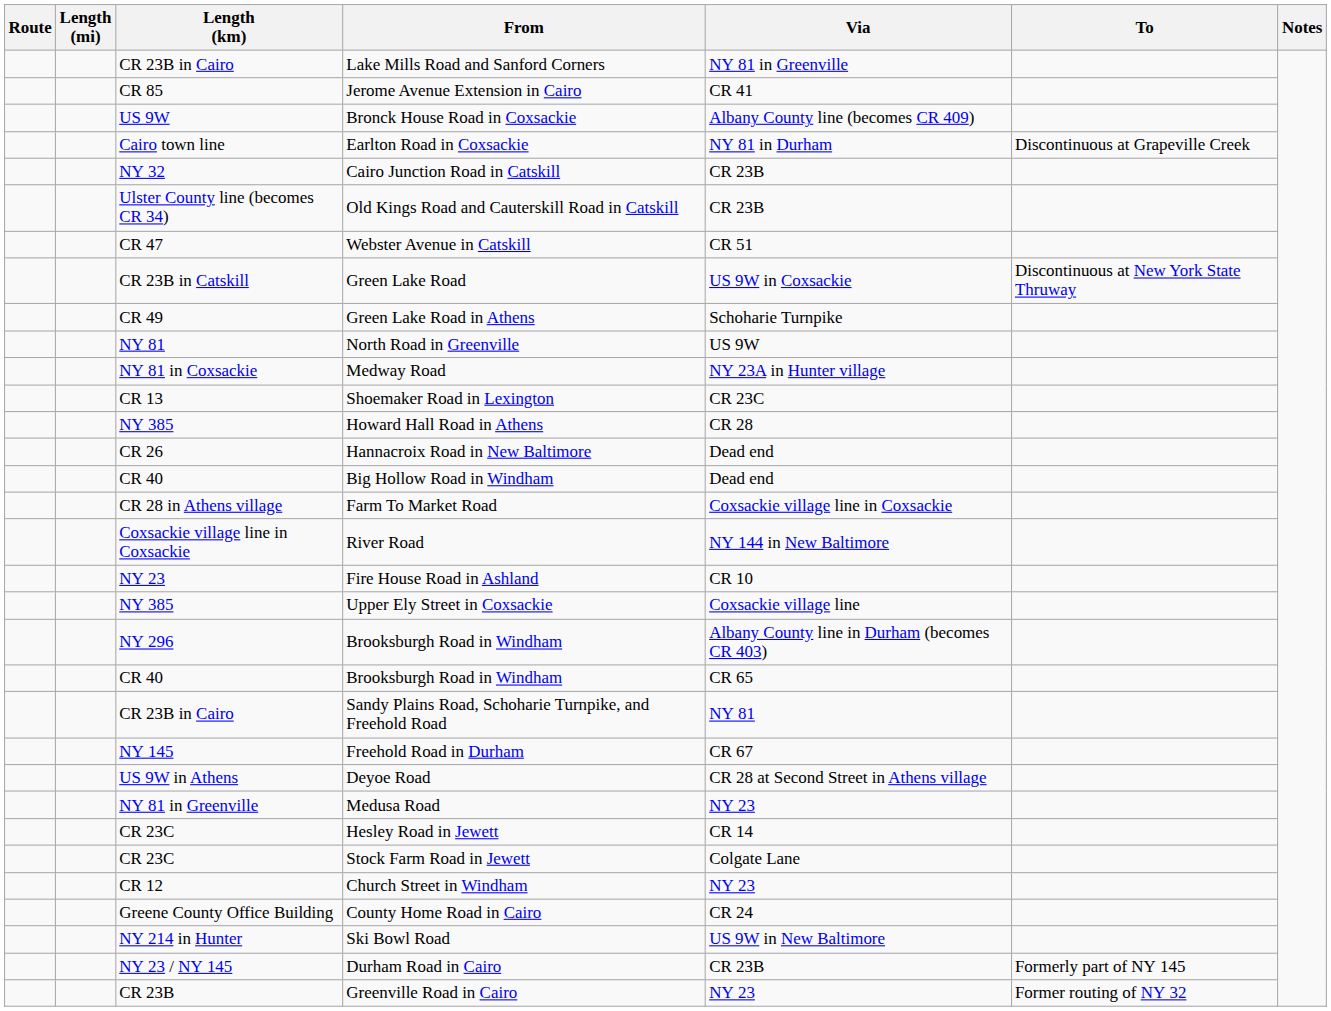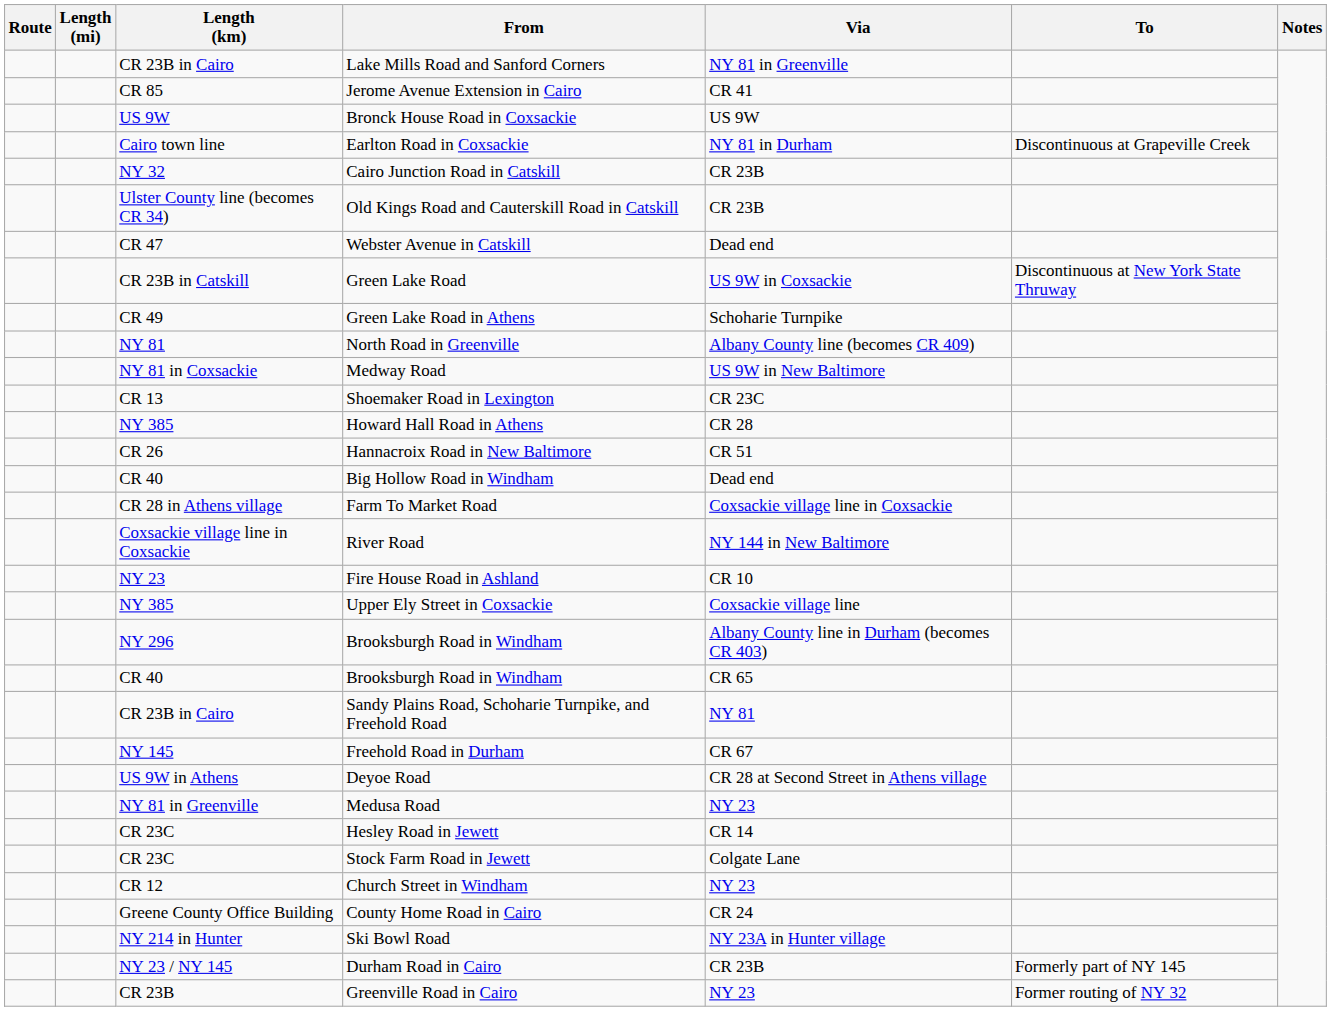(842, 117) Albany County line (becomes CR 409) -> (734, 117) US 9W
(731, 244) CR 51 -> (741, 244) Dead end
(734, 344) US 9W -> (842, 344) Albany County line (becomes CR 409)
(797, 371) NY 23A in Hunter village -> (797, 371) US 9W in New Baltimore
(741, 451) Dead end -> (731, 451) CR 51
(797, 939) US 9W in New Baltimore -> (797, 939) NY 23A in Hunter village
